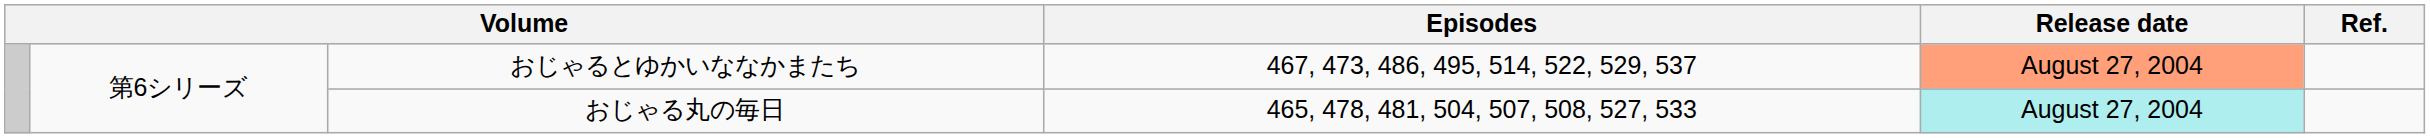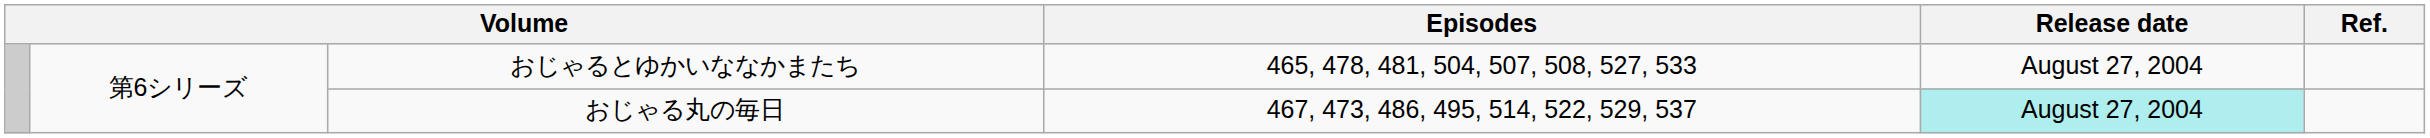(1482, 66) 467, 473, 486, 495, 514, 522, 529, 537 -> (1482, 66) 465, 478, 481, 504, 507, 508, 527, 533
(2112, 66) lightsalmon background -> (2112, 66) no background
(1482, 110) 465, 478, 481, 504, 507, 508, 527, 533 -> (1482, 110) 467, 473, 486, 495, 514, 522, 529, 537
